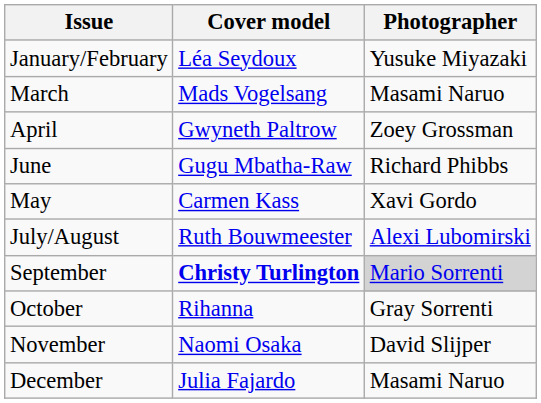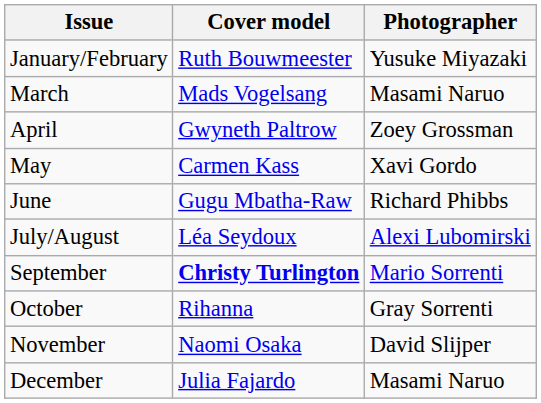(237, 58) Léa Seydoux -> (265, 58) Ruth Bouwmeester
rows swapped: (31, 201) <-> (31, 165)
(265, 237) Ruth Bouwmeester -> (237, 237) Léa Seydoux
(436, 272) lightgrey background -> (436, 272) no background
